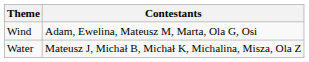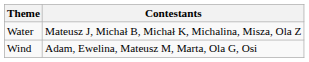rows swapped: (19, 31) <-> (20, 48)
